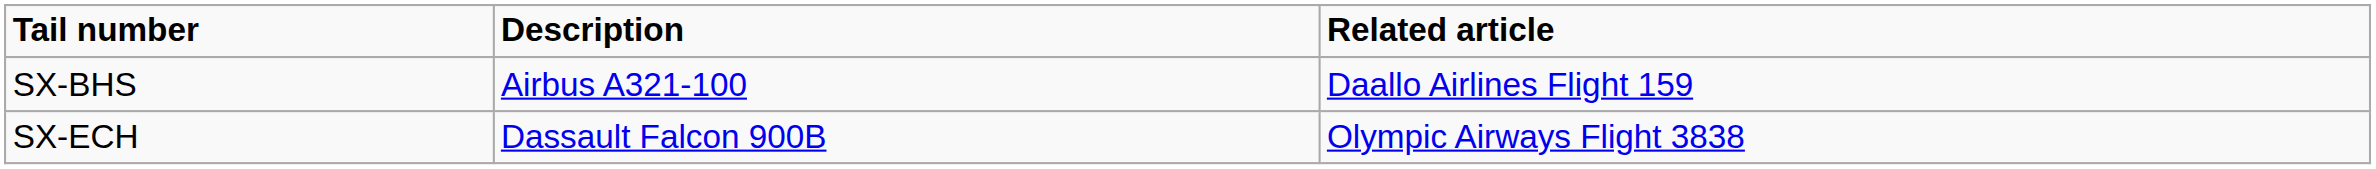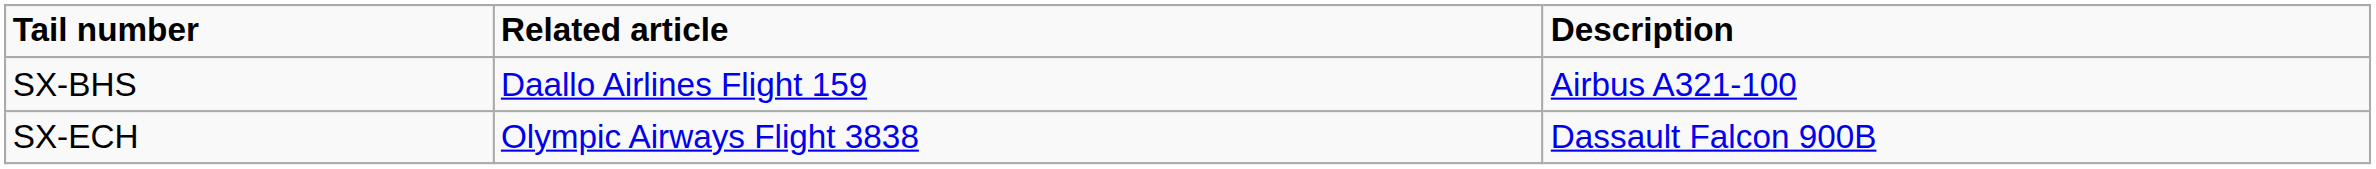columns swapped: (592, 30) <-> (1441, 30)
